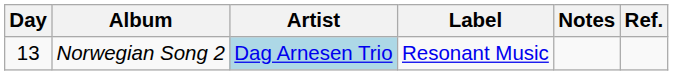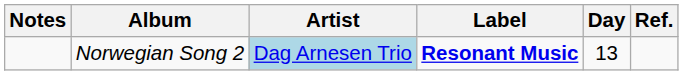columns swapped: (28, 20) <-> (587, 20)
(475, 53) normal -> (500, 53) bold
